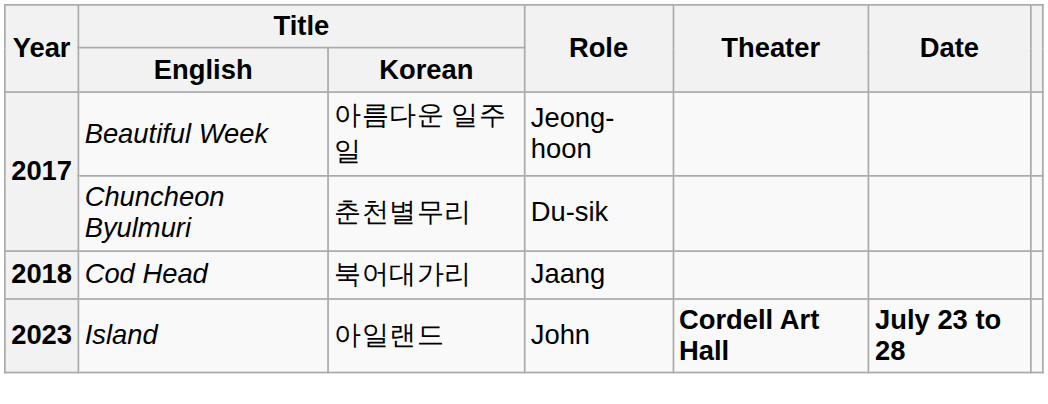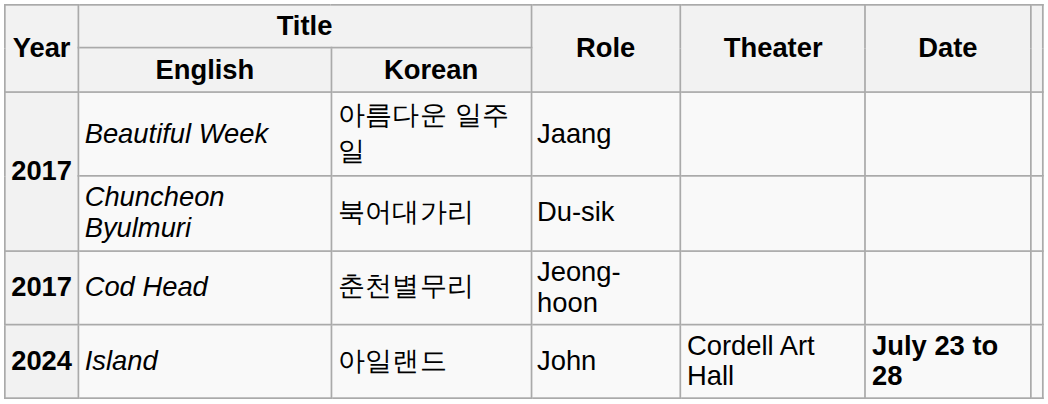(573, 133) Jeong-hoon -> (574, 133) Jaang
(403, 211) 춘천별무리 -> (406, 211) 북어대가리
(42, 274) 2018 -> (42, 286) 2017
(403, 273) 북어대가리 -> (406, 286) 춘천별무리
(568, 274) Jaang -> (579, 286) Jeong-hoon
(42, 335) 2023 -> (42, 361) 2024
(749, 335) bold -> (751, 361) normal
